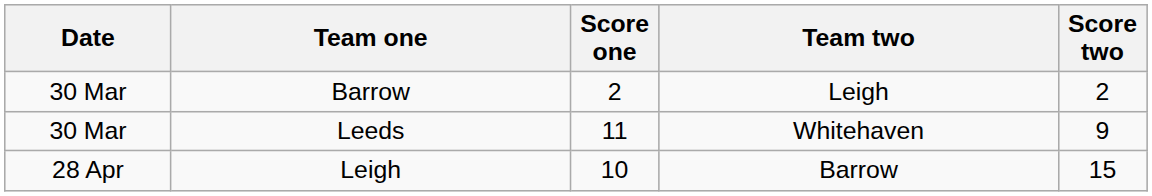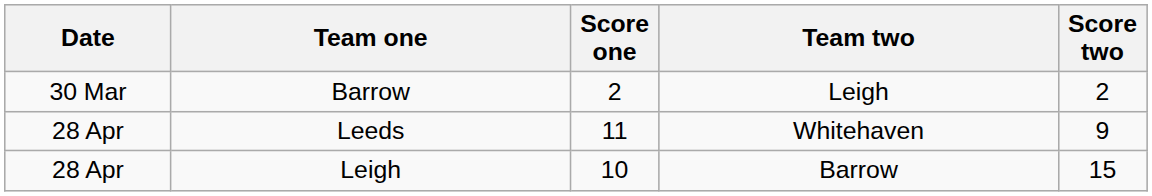(88, 130) 30 Mar -> (88, 130) 28 Apr
